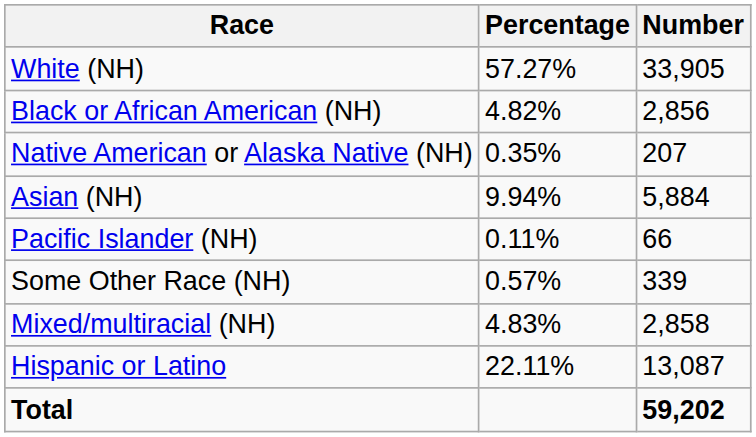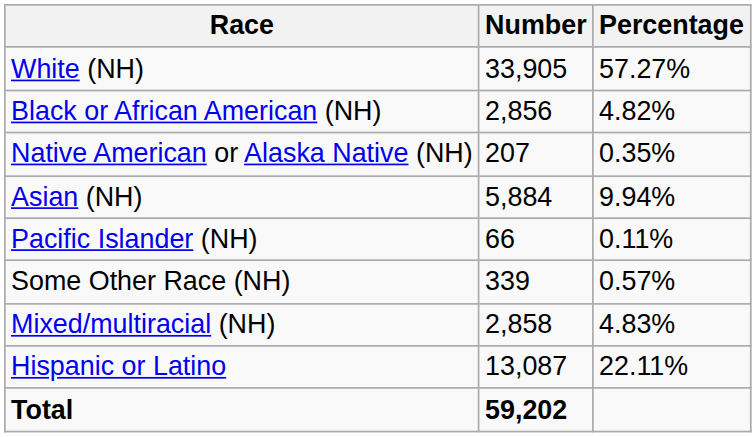columns swapped: (693, 25) <-> (558, 25)
